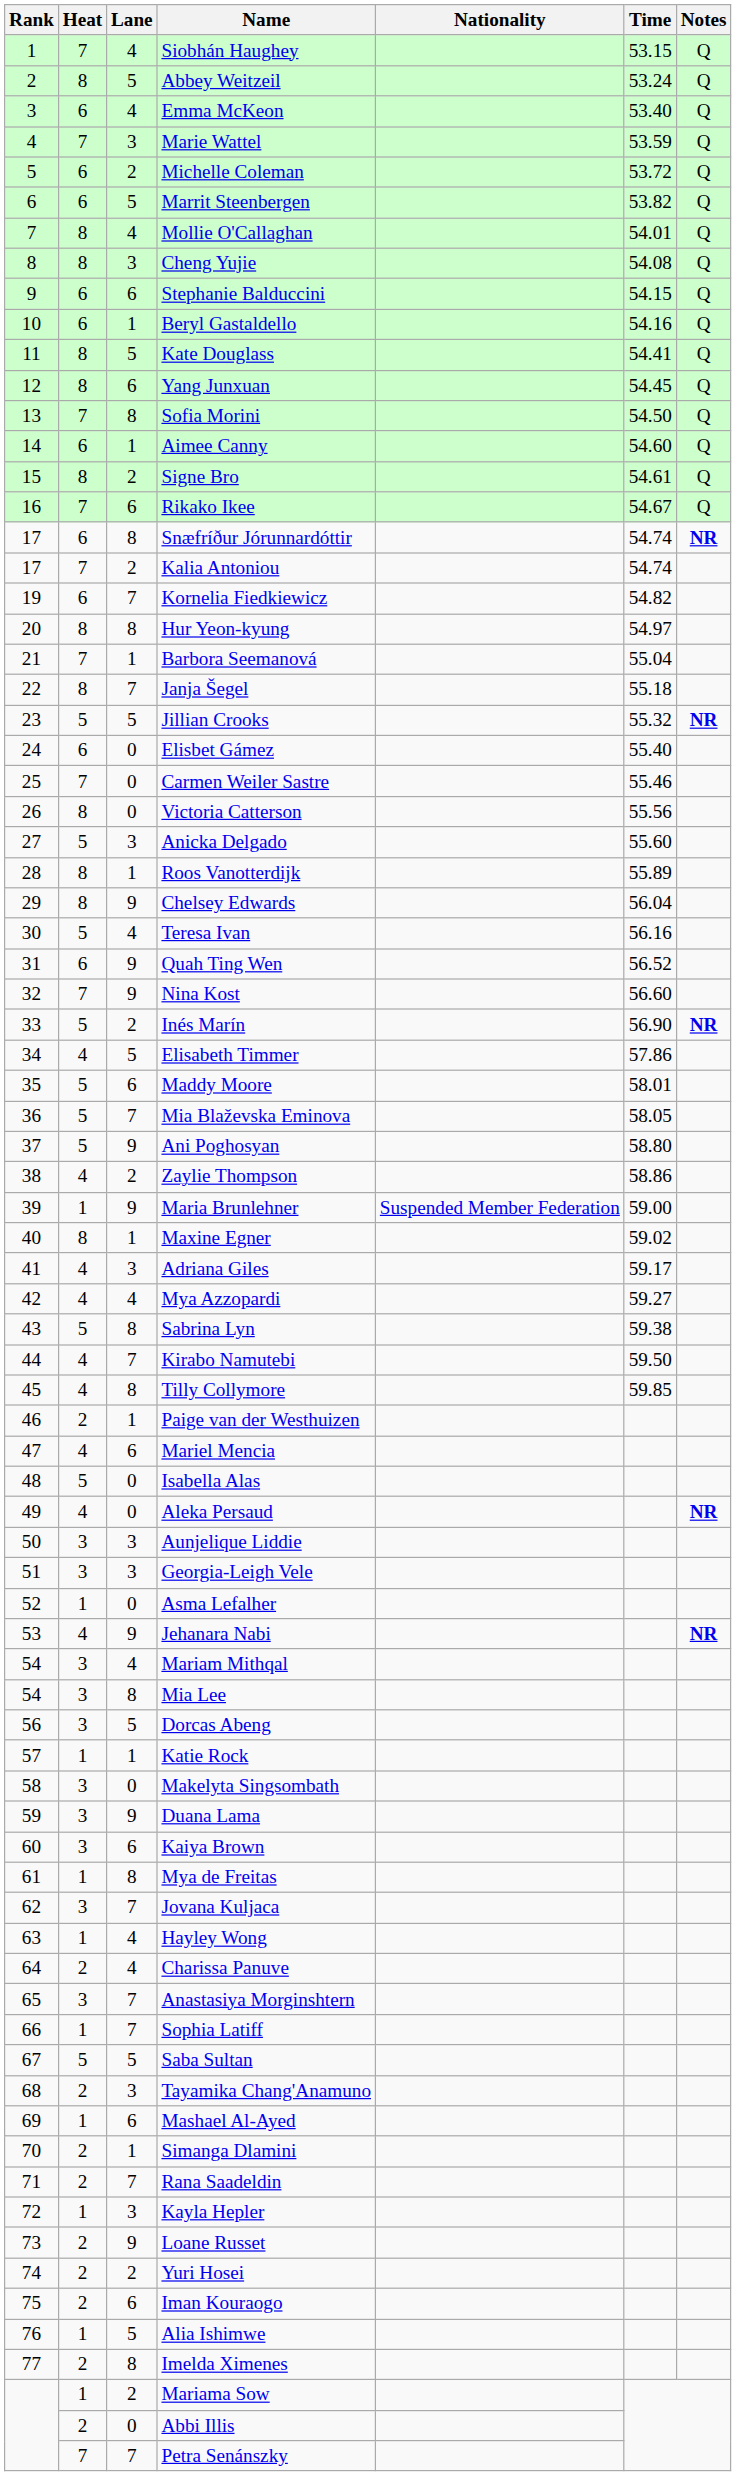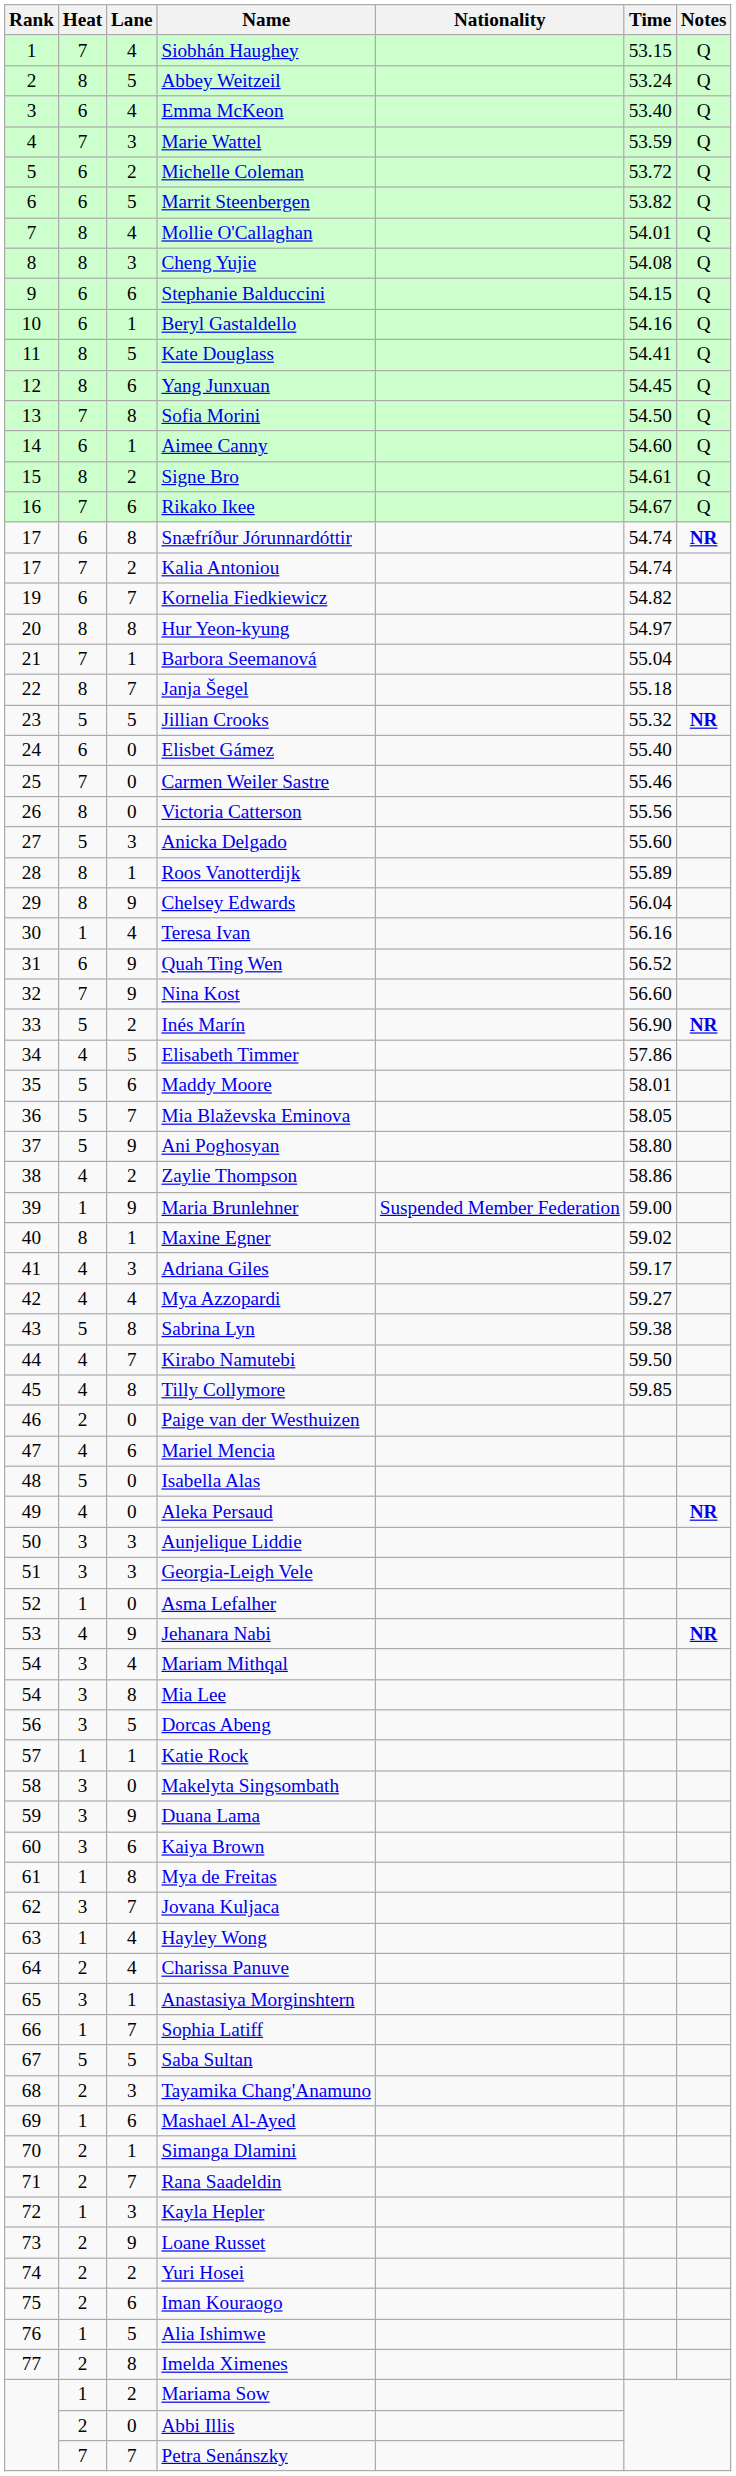(82, 933) 5 -> (82, 933) 1
(132, 1420) 1 -> (132, 1420) 0
(132, 1998) 7 -> (132, 1998) 1
